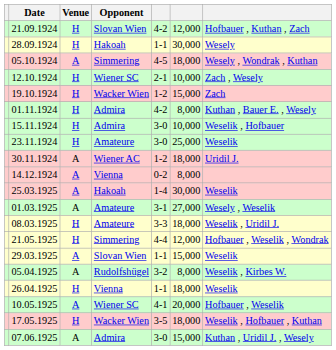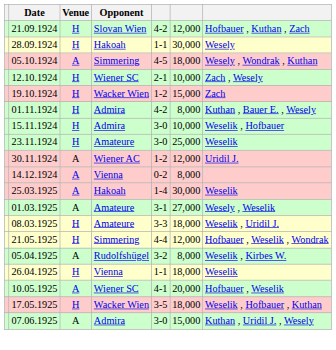(186, 158) 18,000 -> (186, 158) 12,000
- row: (34, 256)
